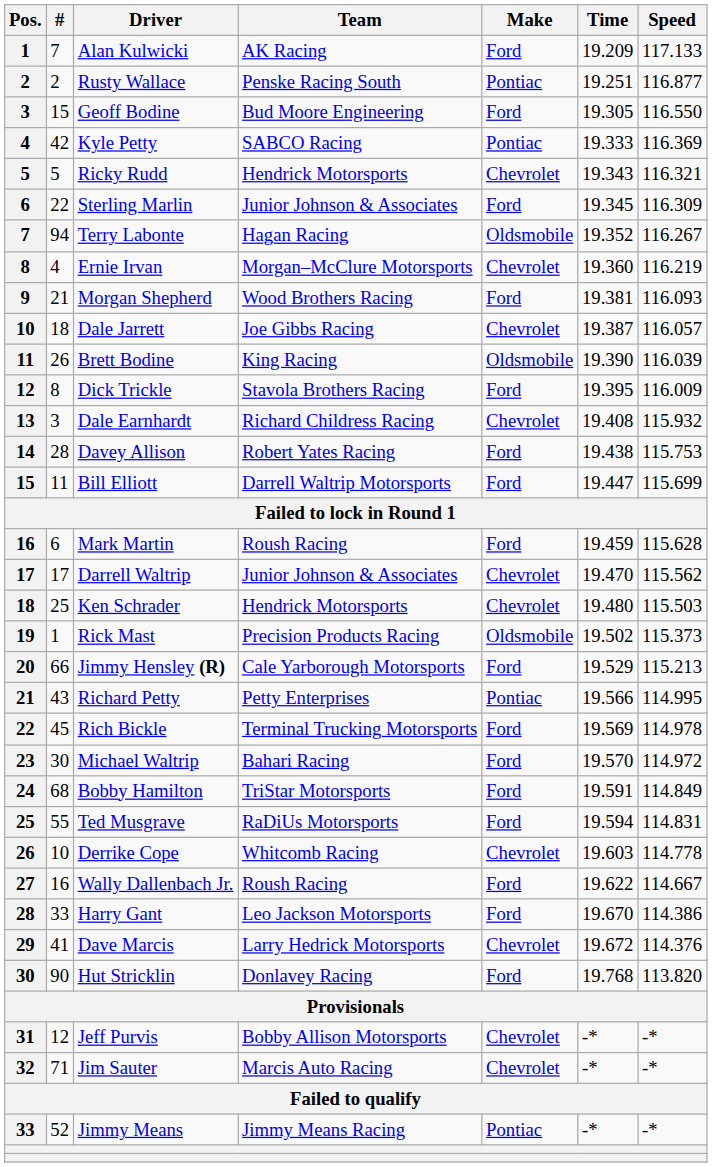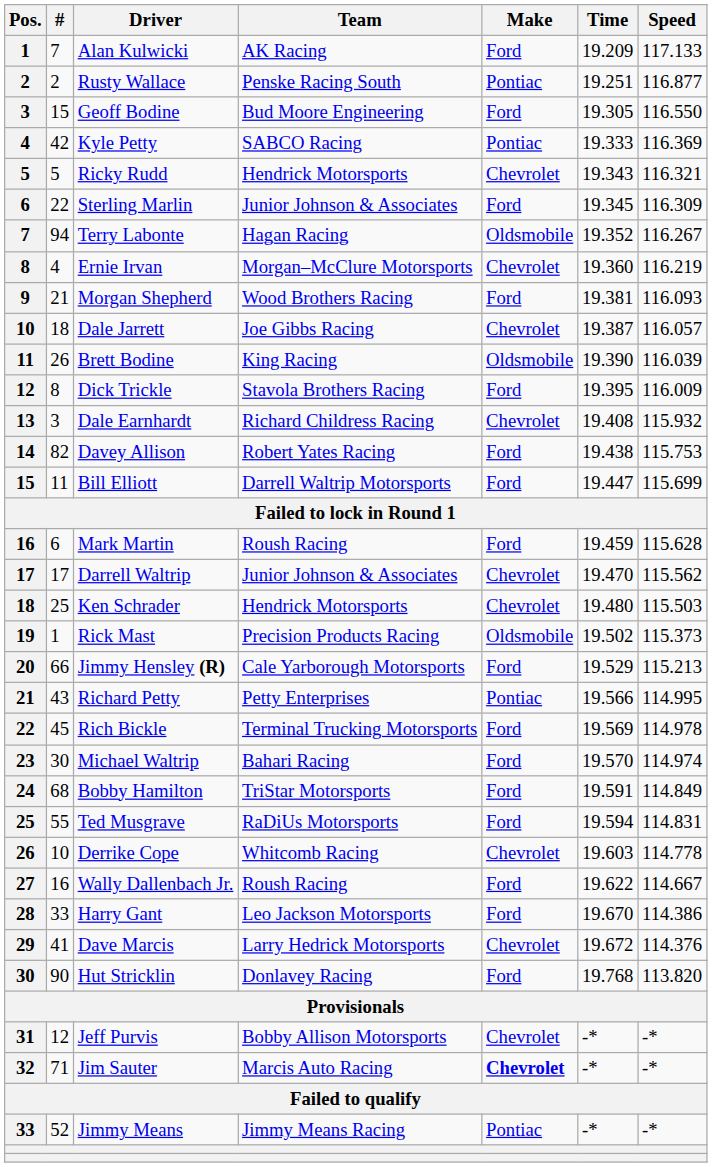(60, 451) 28 -> (60, 451) 82
(672, 759) 114.972 -> (672, 759) 114.974
(523, 1068) normal -> (525, 1068) bold
